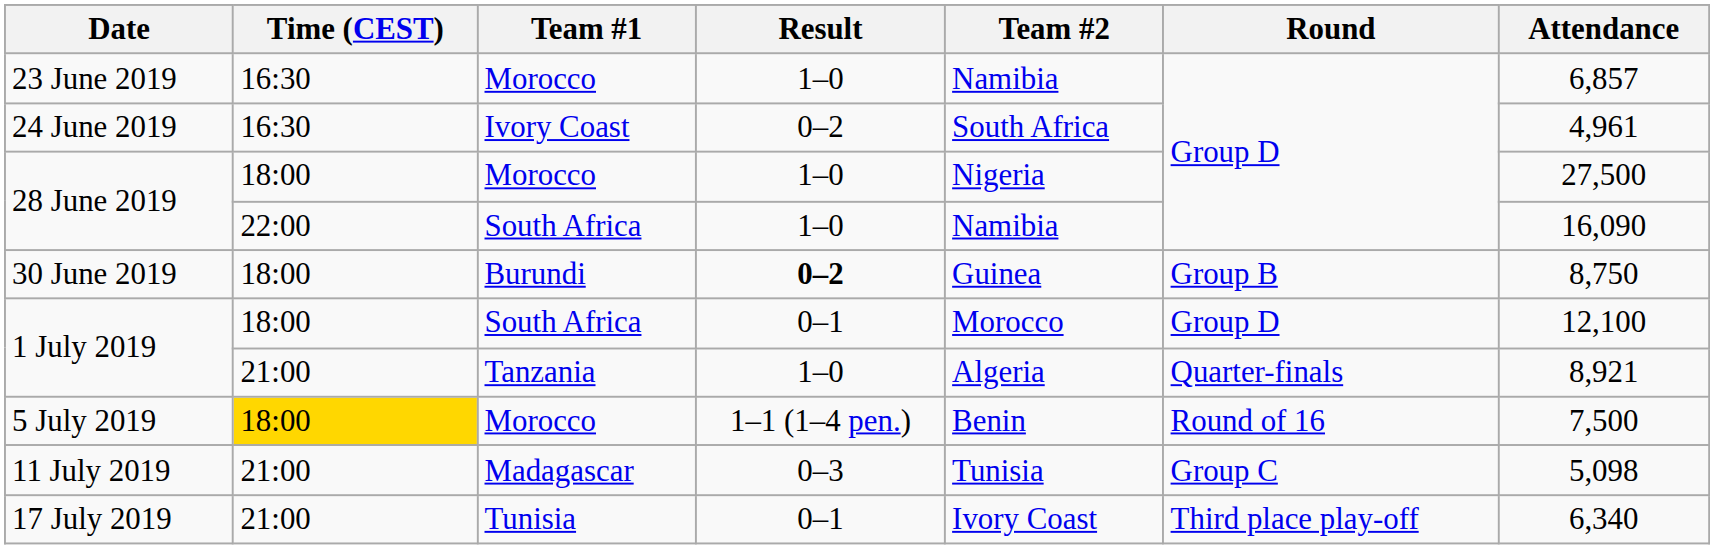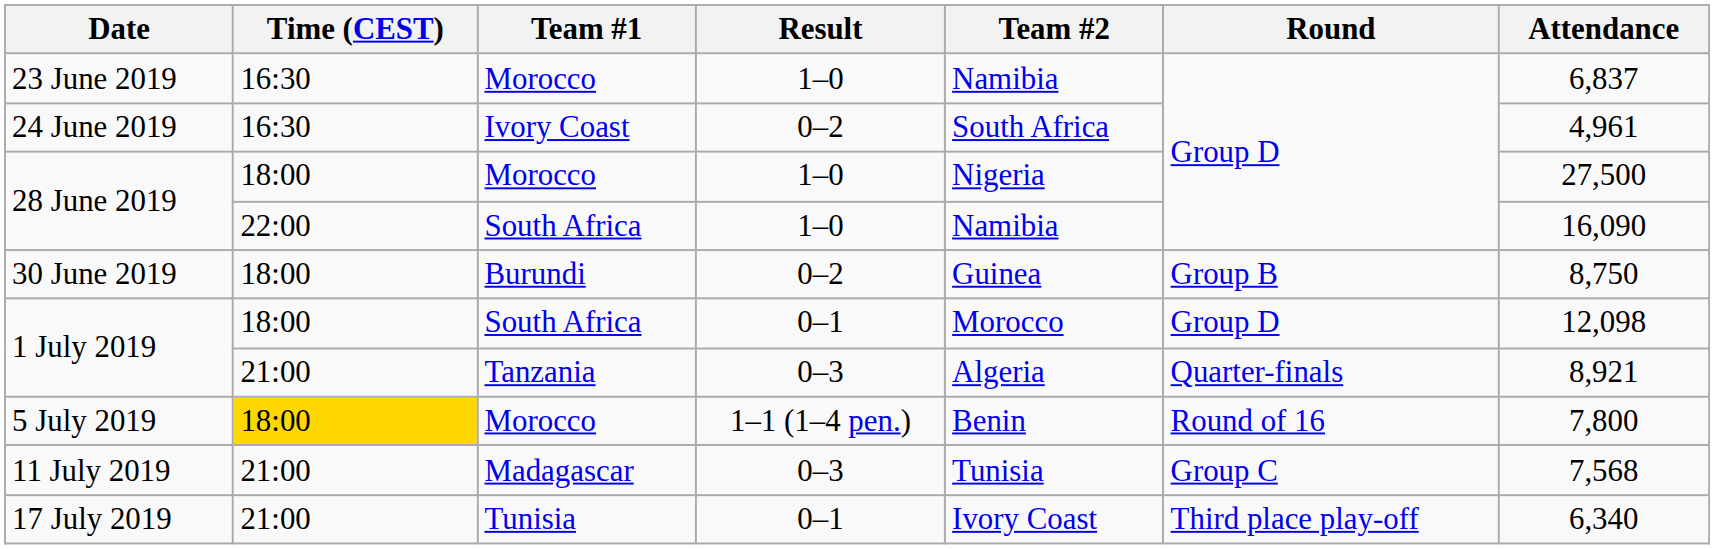(1604, 77) 6,857 -> (1604, 77) 6,837
(820, 273) bold -> (820, 273) normal
(1604, 322) 12,100 -> (1604, 322) 12,098
(820, 371) 1–0 -> (820, 371) 0–3
(1604, 420) 7,500 -> (1604, 420) 7,800
(1604, 469) 5,098 -> (1604, 469) 7,568
